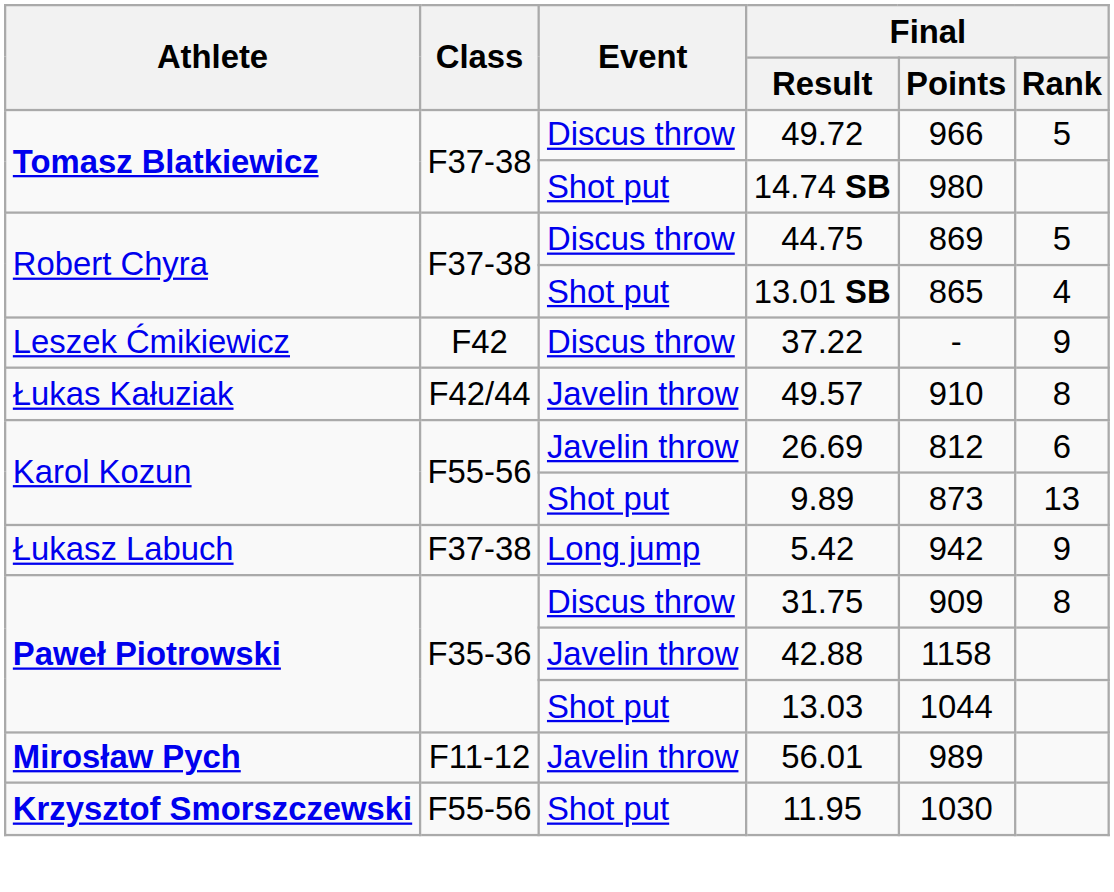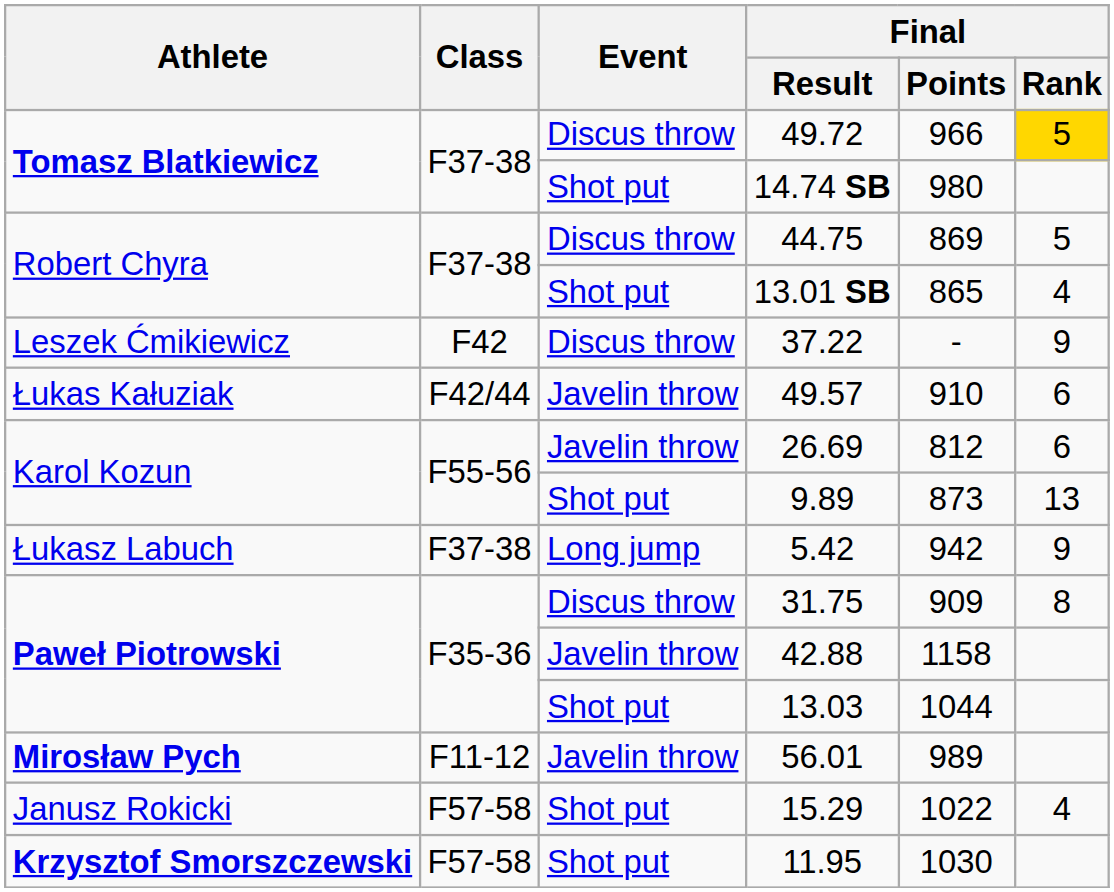(1062, 135) no background -> (1062, 135) gold background
(1062, 395) 8 -> (1062, 395) 6
+ row: (822, 810)
(480, 810) F55-56 -> (480, 861) F57-58
